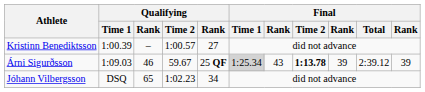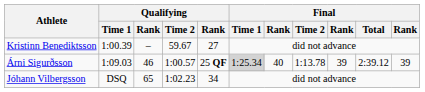(180, 46) 1:00.57 -> (180, 46) 59.67
(180, 63) 59.67 -> (180, 63) 1:00.57
(278, 63) 43 -> (278, 63) 40
(310, 63) bold -> (310, 63) normal
